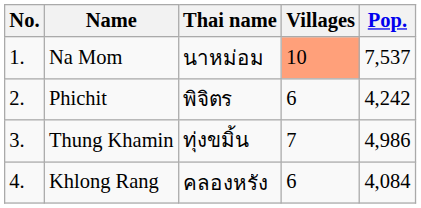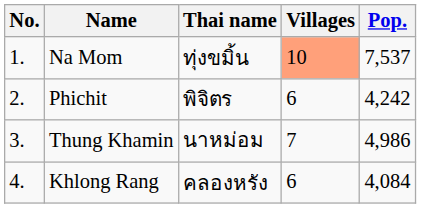(223, 58) นาหม่อม -> (216, 58) ทุ่งขมิ้น
(216, 141) ทุ่งขมิ้น -> (223, 141) นาหม่อม
